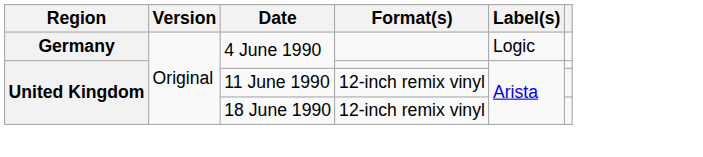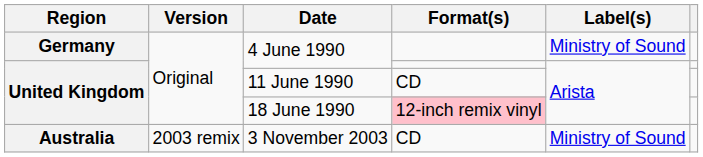(514, 46) Logic -> (618, 46) Ministry of Sound
(412, 82) 12-inch remix vinyl -> (409, 82) CD
(412, 110) no background -> (469, 110) pink background
+ row: (77, 138)
